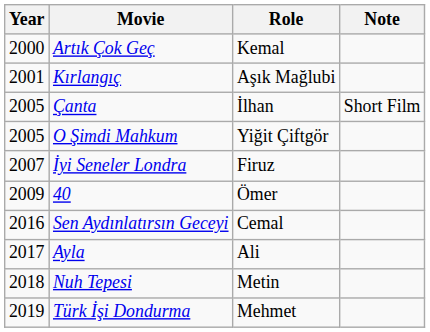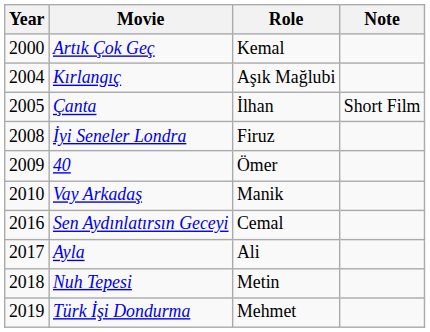(27, 77) 2001 -> (27, 77) 2004
- row: (115, 136)
(27, 165) 2007 -> (27, 136) 2008
+ row: (98, 194)
